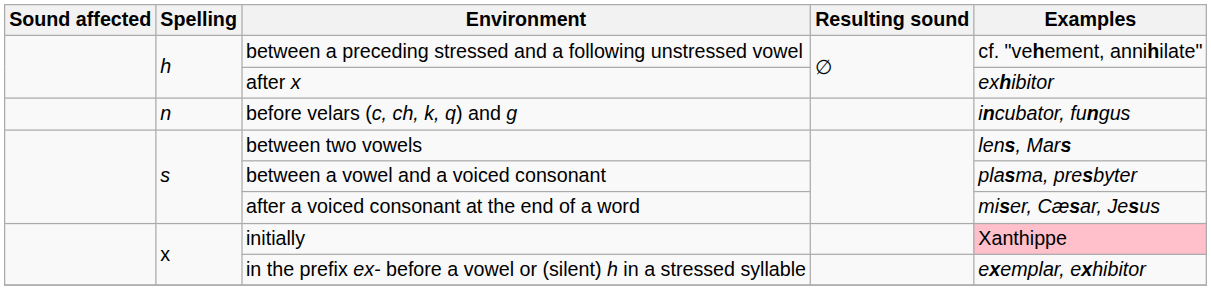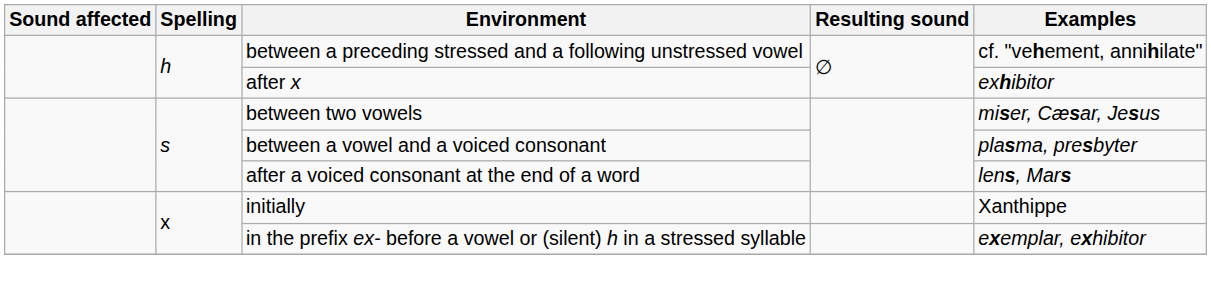- row: (382, 113)
(1025, 144) lens, Mars -> (1069, 113) miser, Cæsar, Jesus
(1069, 207) miser, Cæsar, Jesus -> (1025, 176) lens, Mars
(1023, 238) pink background -> (1023, 207) no background
